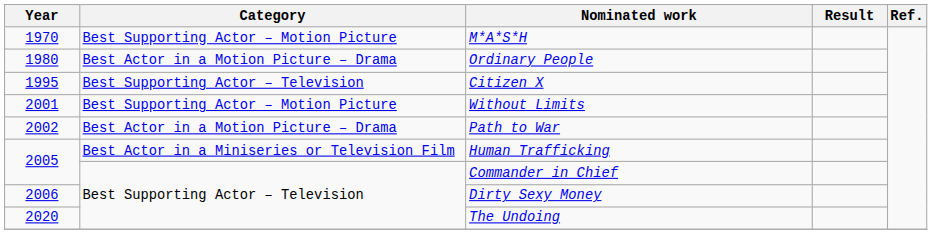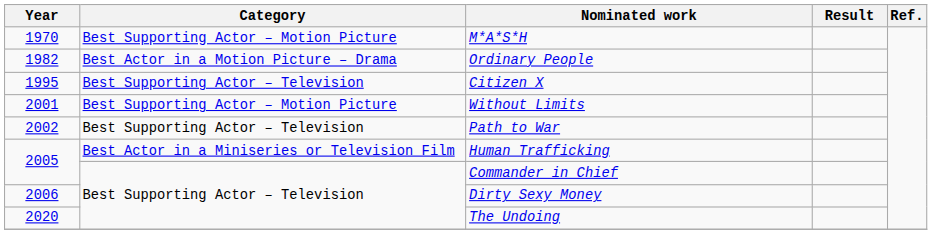(42, 61) 1980 -> (42, 61) 1982
(240, 128) Best Actor in a Motion Picture – Drama -> (223, 128) Best Supporting Actor – Television
